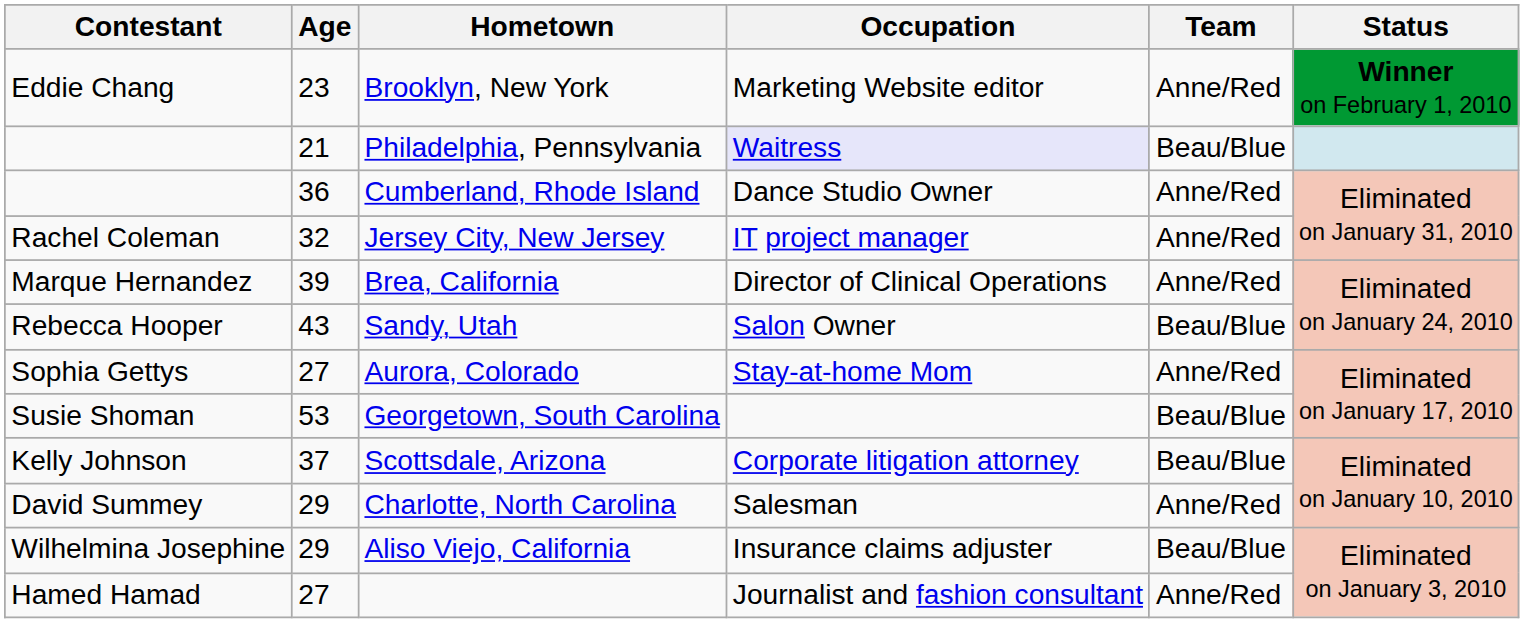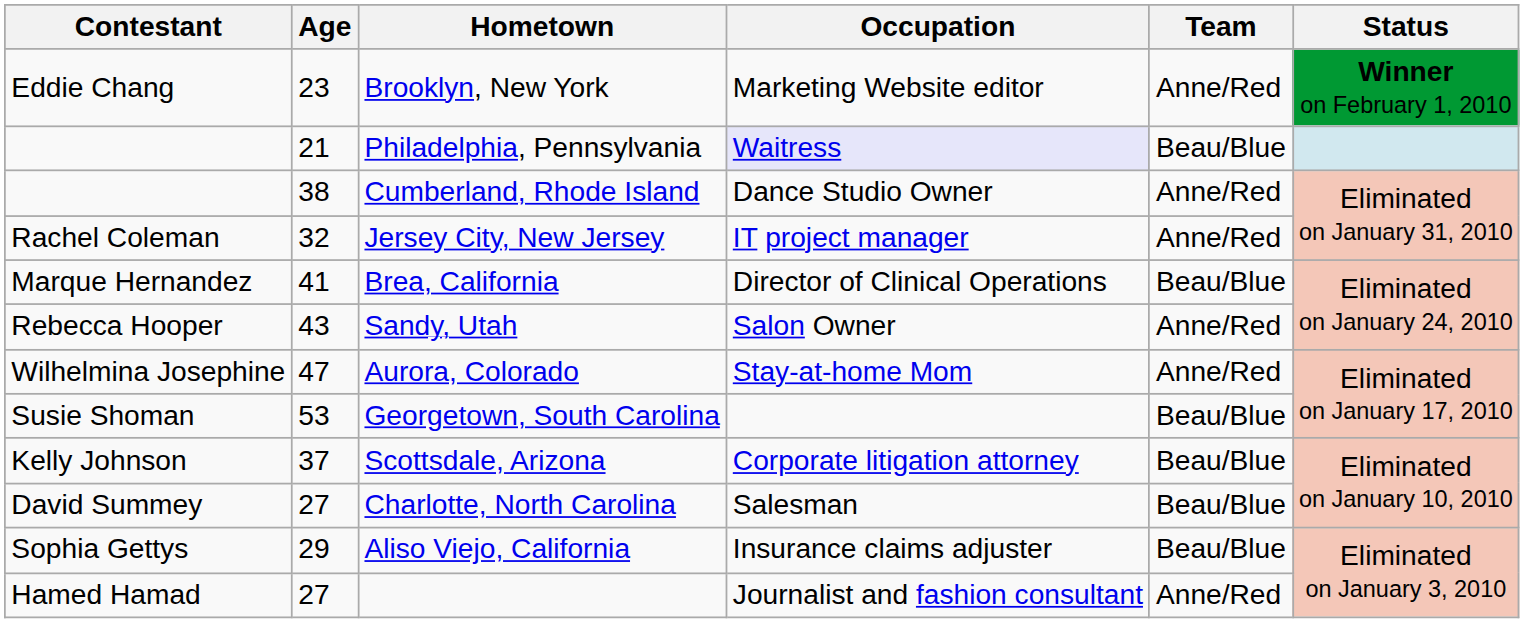(314, 192) 36 -> (314, 192) 38
(314, 281) 39 -> (314, 281) 41
(1219, 281) Anne/Red -> (1221, 281) Beau/Blue
(1221, 326) Beau/Blue -> (1219, 326) Anne/Red
(100, 371) Sophia Gettys -> (148, 371) Wilhelmina Josephine
(314, 371) 27 -> (314, 371) 47
(314, 505) 29 -> (314, 505) 27
(1219, 505) Anne/Red -> (1221, 505) Beau/Blue
(148, 549) Wilhelmina Josephine -> (100, 549) Sophia Gettys
